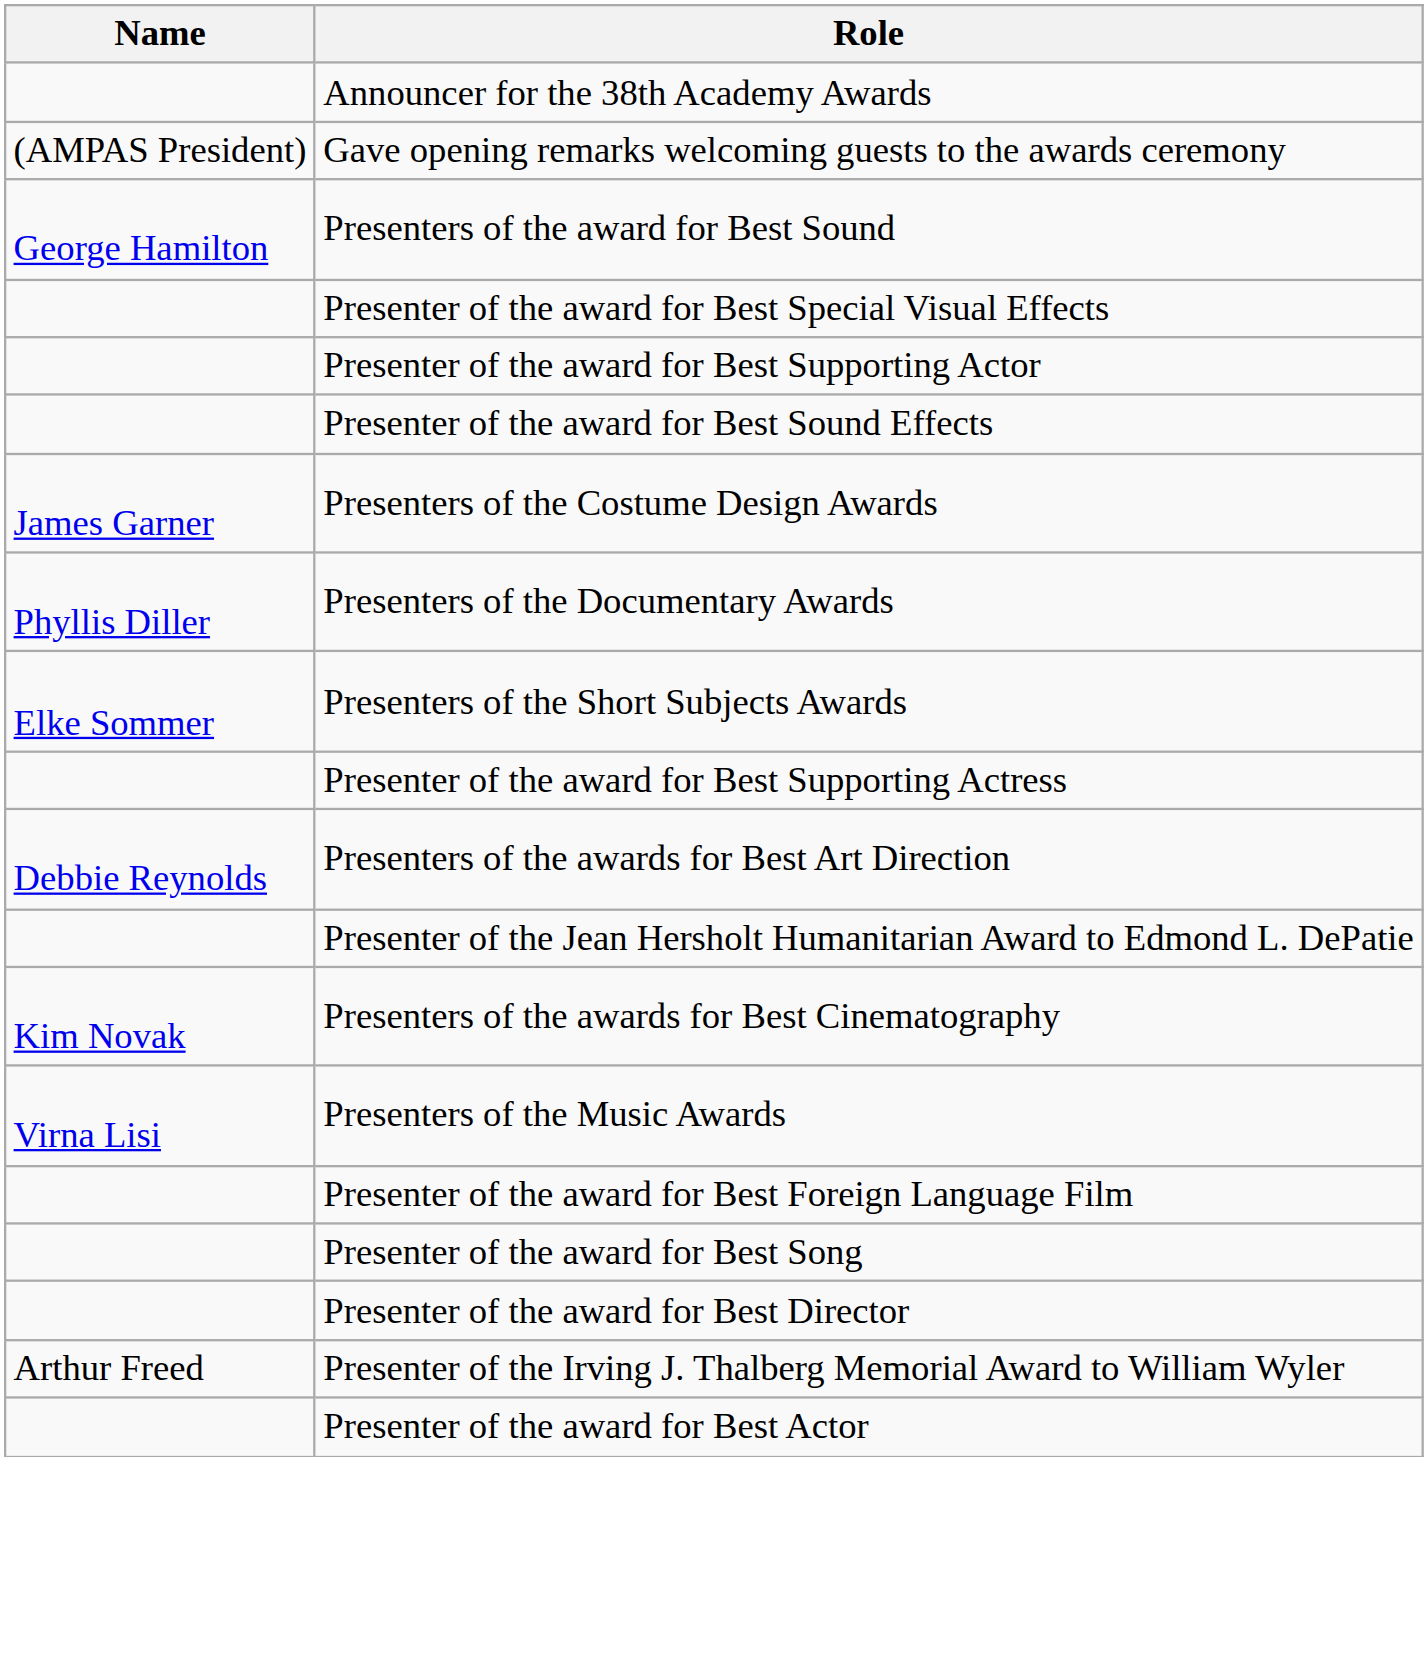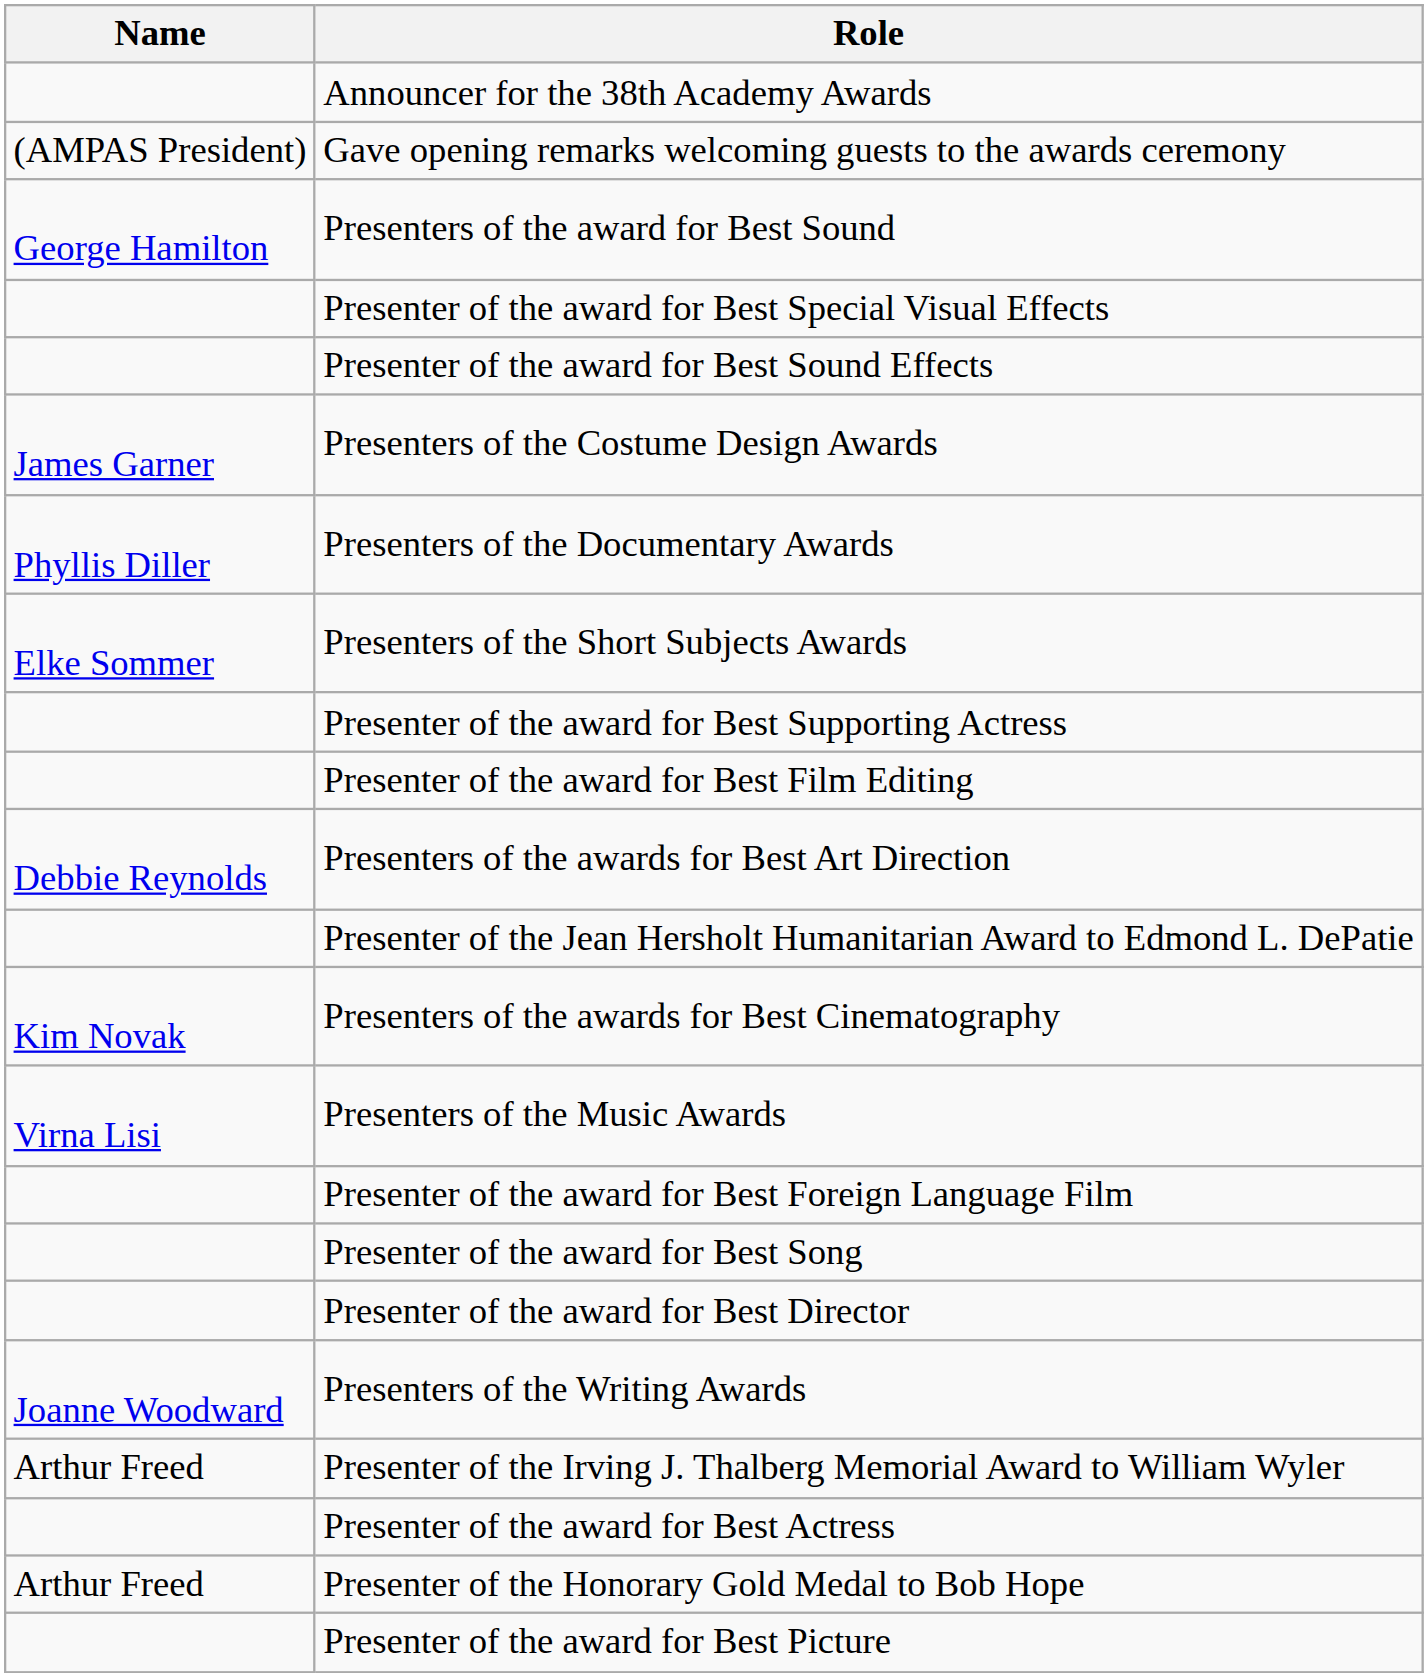- row: (682, 365)
+ row: (648, 779)
+ row: (565, 1388)
- row: (596, 1426)
+ row: (609, 1525)
+ row: (704, 1583)
+ row: (607, 1641)
